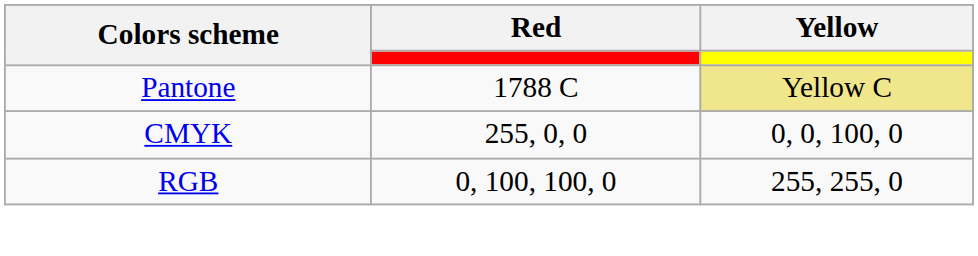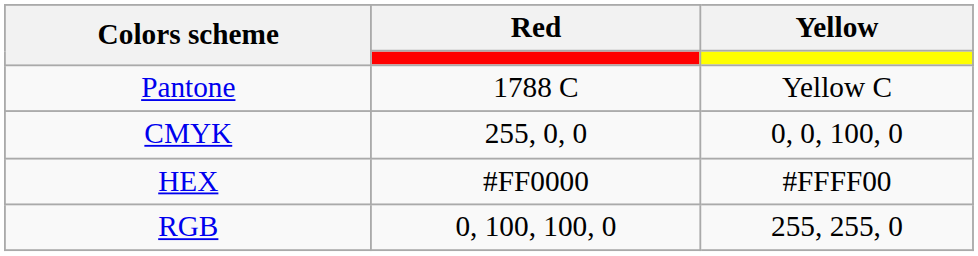(837, 87) khaki background -> (837, 87) no background
+ row: (188, 180)
